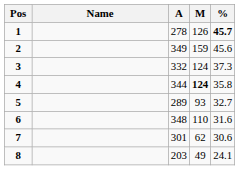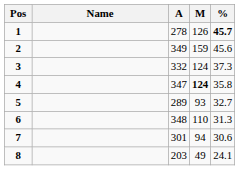(179, 85) 344 -> (179, 85) 347
(223, 120) 31.6 -> (223, 120) 31.3
(200, 138) 62 -> (200, 138) 94
